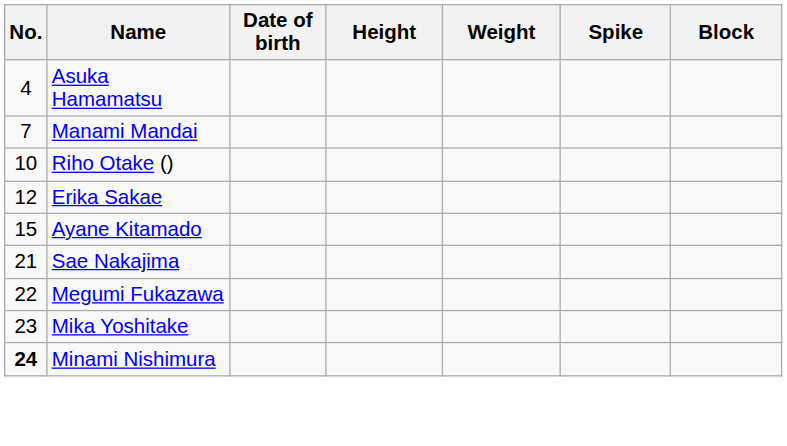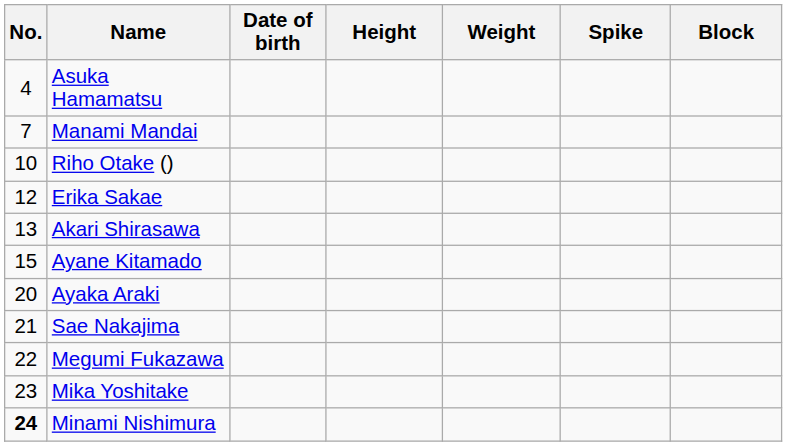+ row: (126, 229)
+ row: (106, 294)
